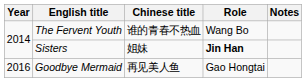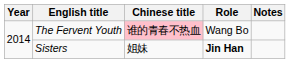(164, 30) no background -> (164, 30) pink background
- row: (79, 68)
